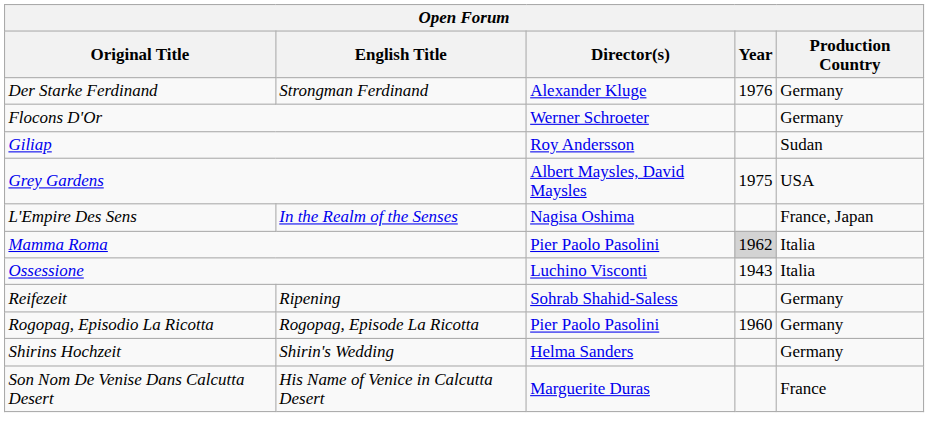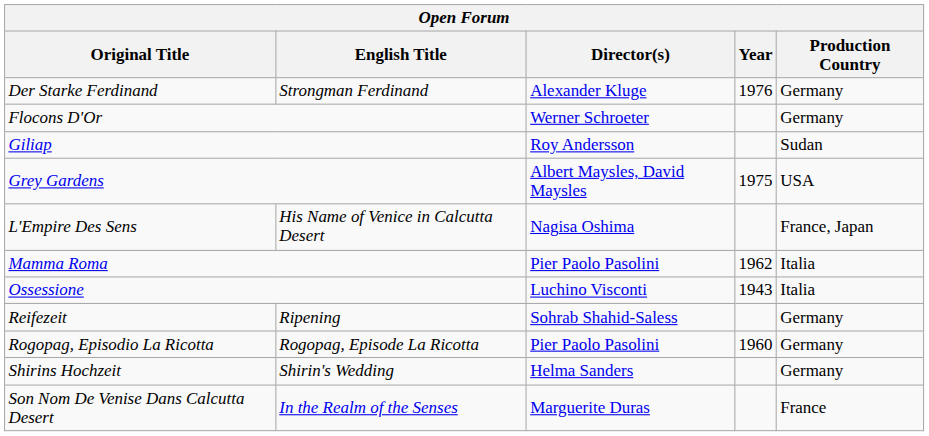(369, 217) In the Realm of the Senses -> (386, 227) His Name of Venice in Calcutta Desert
(755, 244) lightgrey background -> (755, 263) no background
(386, 388) His Name of Venice in Calcutta Desert -> (369, 407) In the Realm of the Senses
